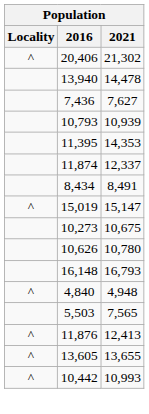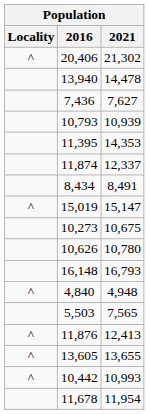+ row: (79, 398)
